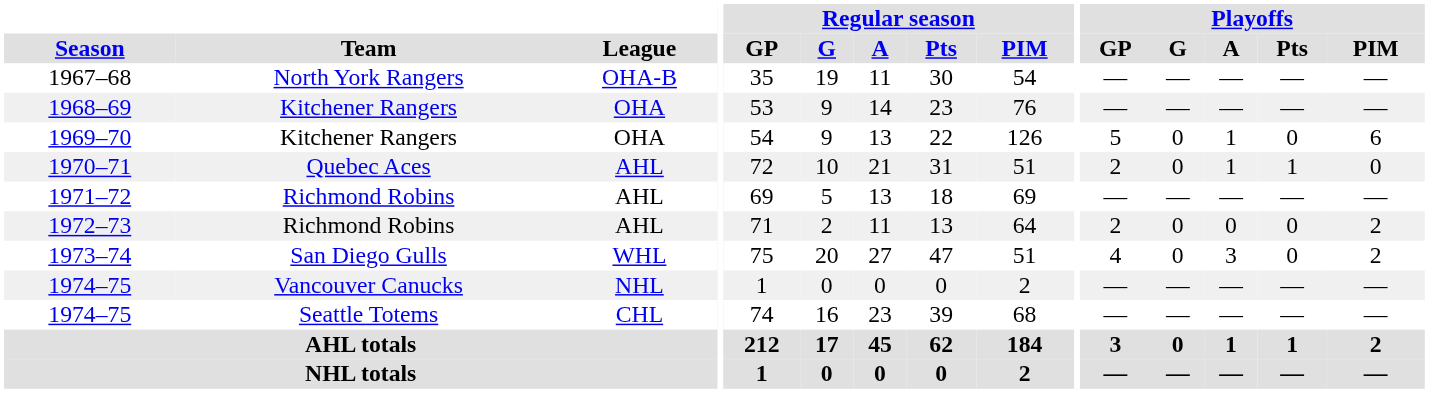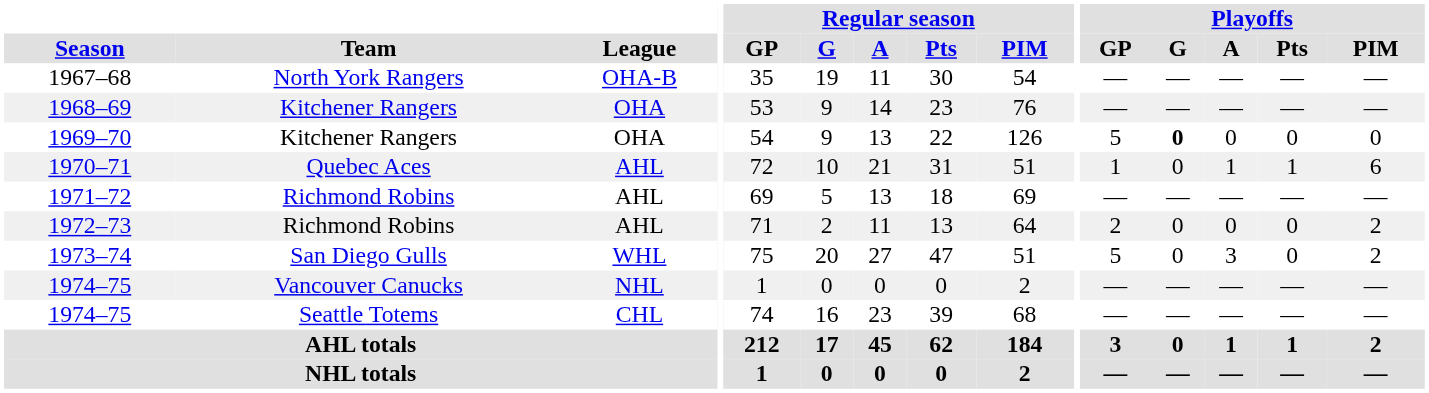(1178, 136) normal -> (1178, 136) bold
(1231, 136) 1 -> (1231, 136) 0
(1376, 136) 6 -> (1376, 136) 0
(1115, 166) 2 -> (1115, 166) 1
(1376, 166) 0 -> (1376, 166) 6
(1115, 255) 4 -> (1115, 255) 5
